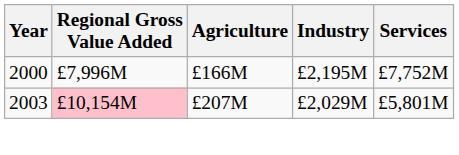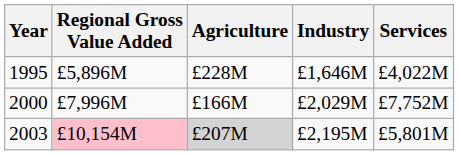+ row: (28, 72)
(332, 72) £2,195M -> (332, 103) £2,029M
(220, 103) no background -> (220, 133) lightgrey background
(332, 103) £2,029M -> (332, 133) £2,195M
